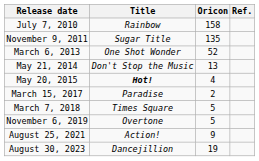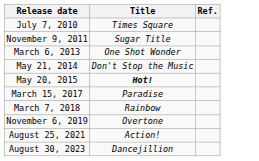- column: (213, 11)
(143, 25) Rainbow -> (143, 25) Times Square
(143, 108) Times Square -> (143, 108) Rainbow
